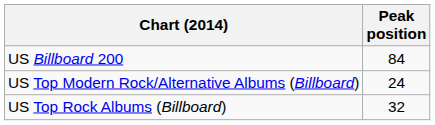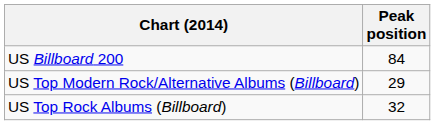(396, 82) 24 -> (396, 82) 29
